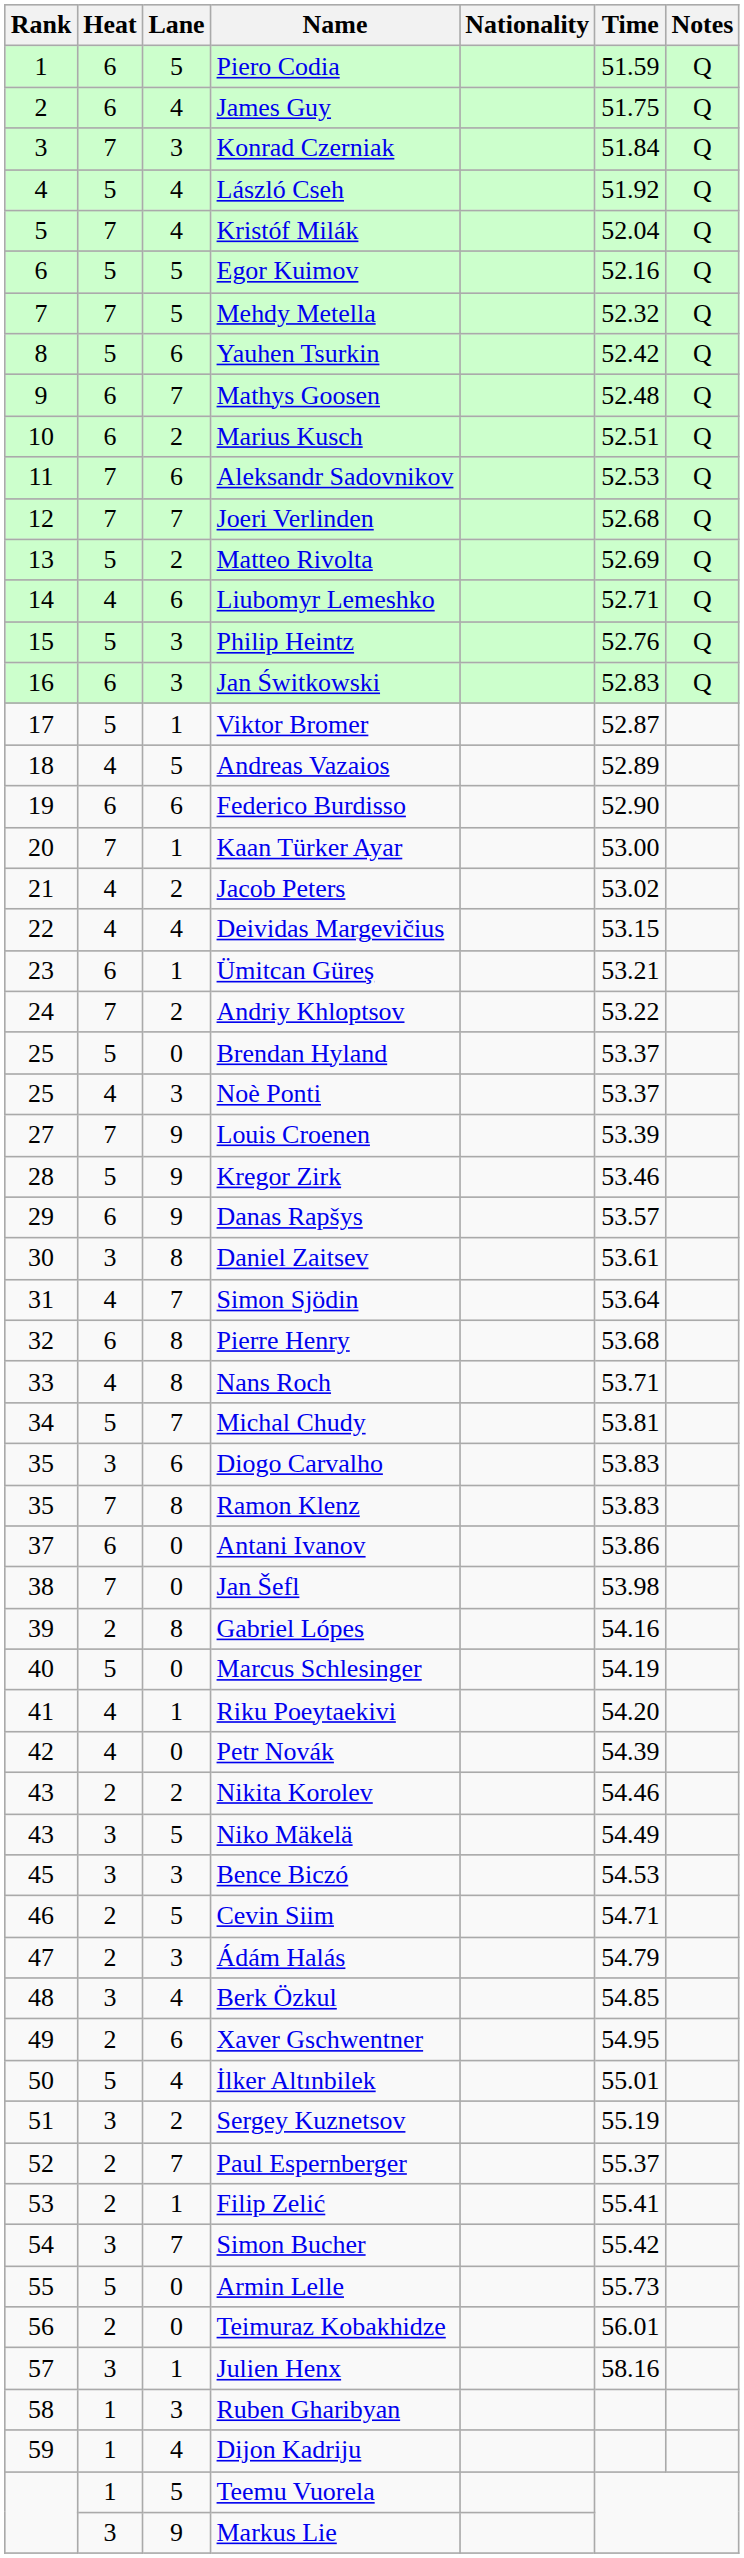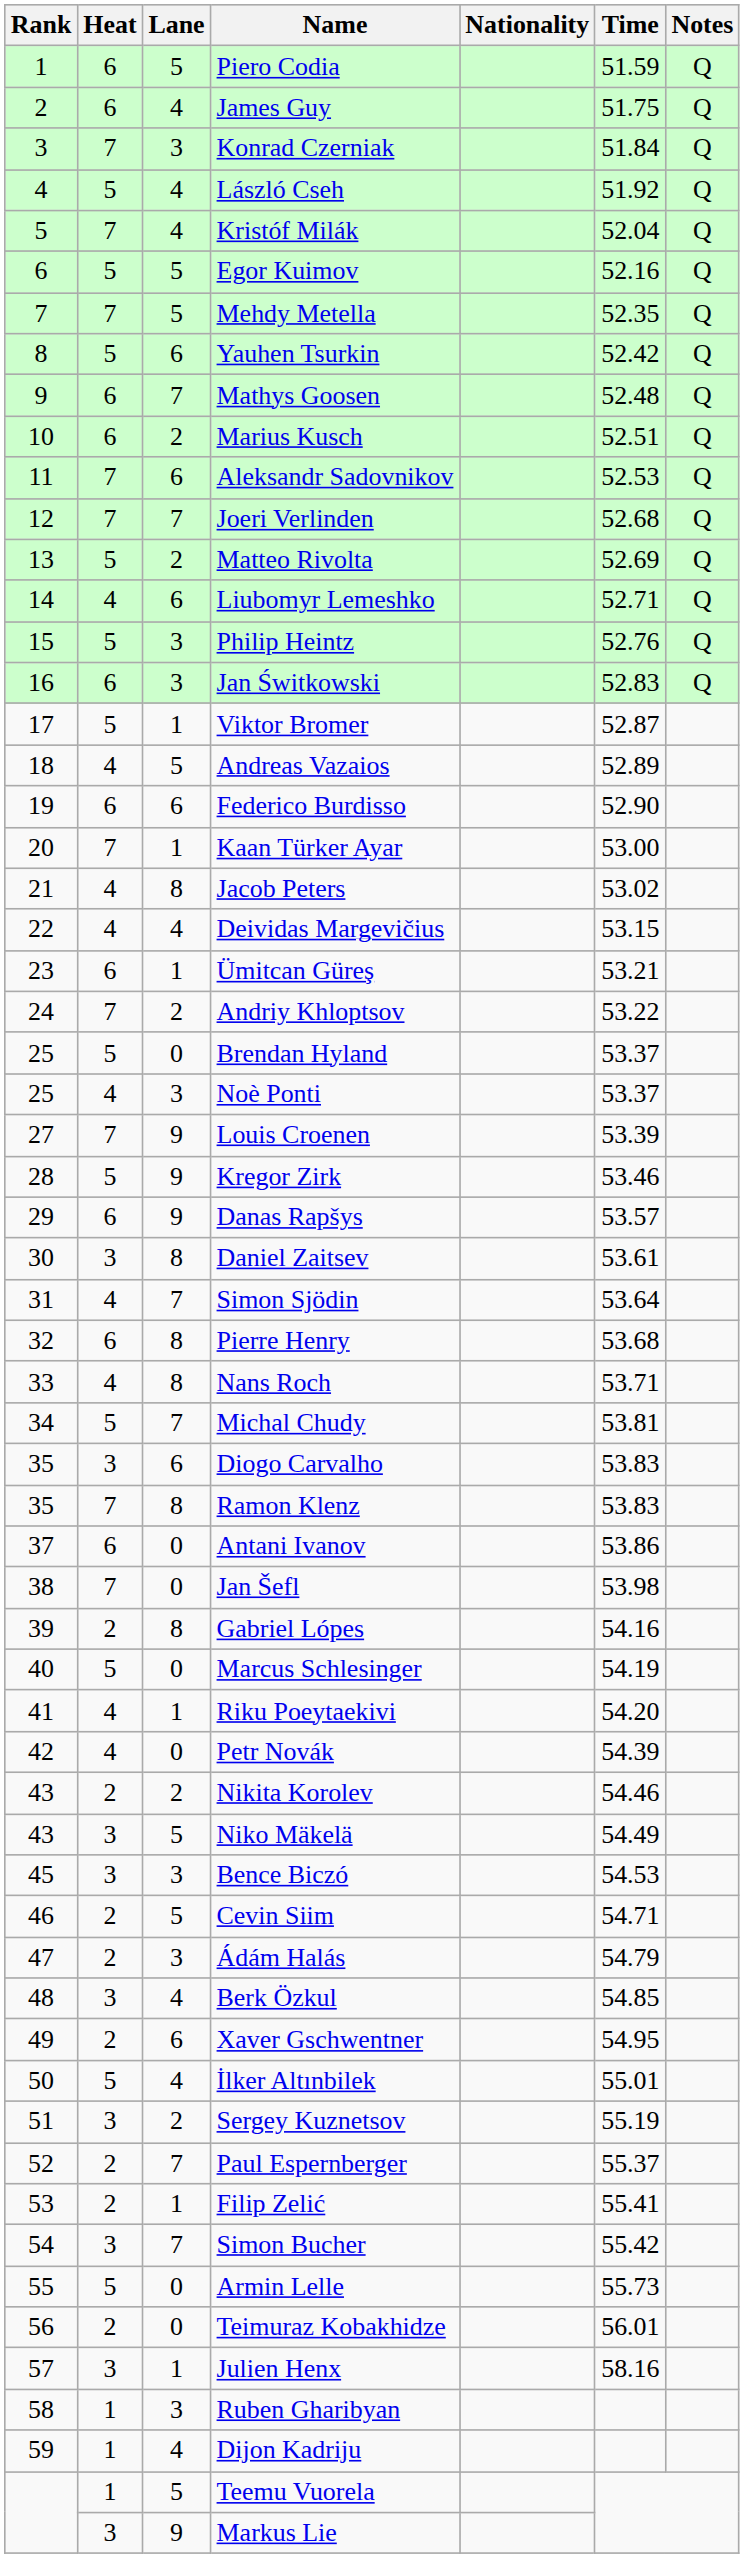(630, 312) 52.32 -> (630, 312) 52.35
(177, 888) 2 -> (177, 888) 8
